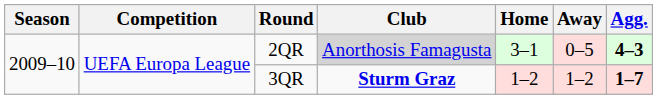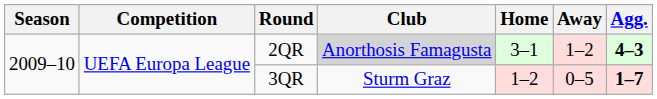(579, 49) 0–5 -> (579, 49) 1–2
(407, 79) bold -> (407, 79) normal
(579, 79) 1–2 -> (579, 79) 0–5
